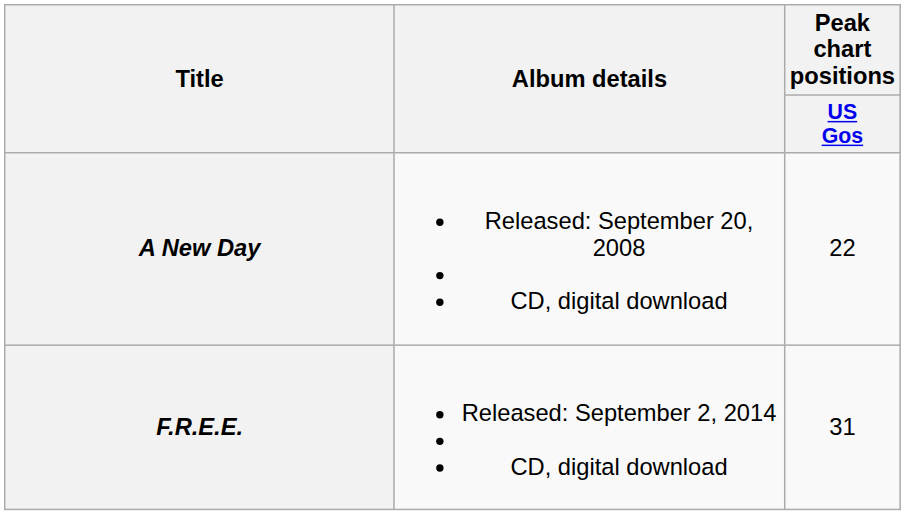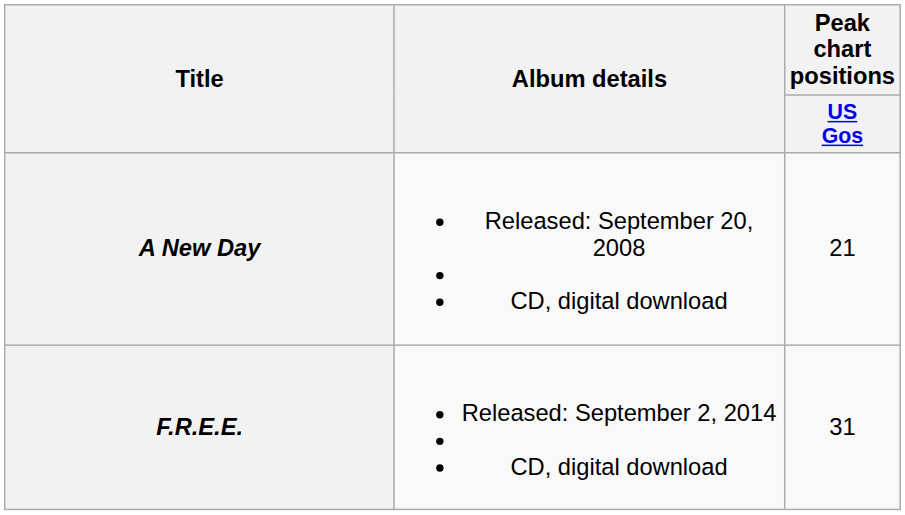(842, 248) 22 -> (842, 248) 21
